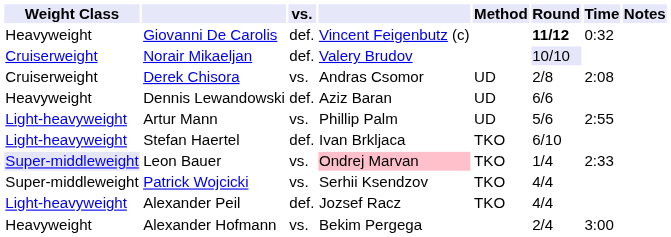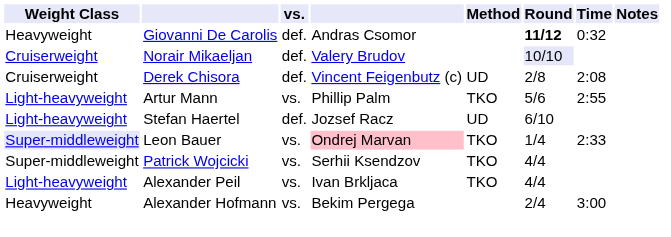(394, 35) Vincent Feigenbutz (c) -> (364, 35) Andras Csomor
(299, 77) vs. -> (294, 77) def.
(371, 77) Andras Csomor -> (387, 77) Vincent Feigenbutz (c)
- row: (214, 98)
(485, 119) UD -> (482, 98) TKO
(362, 140) Ivan Brkljaca -> (352, 119) Jozsef Racz
(490, 140) TKO -> (477, 119) UD
(302, 203) def. -> (291, 182) vs.
(360, 203) Jozsef Racz -> (355, 182) Ivan Brkljaca
